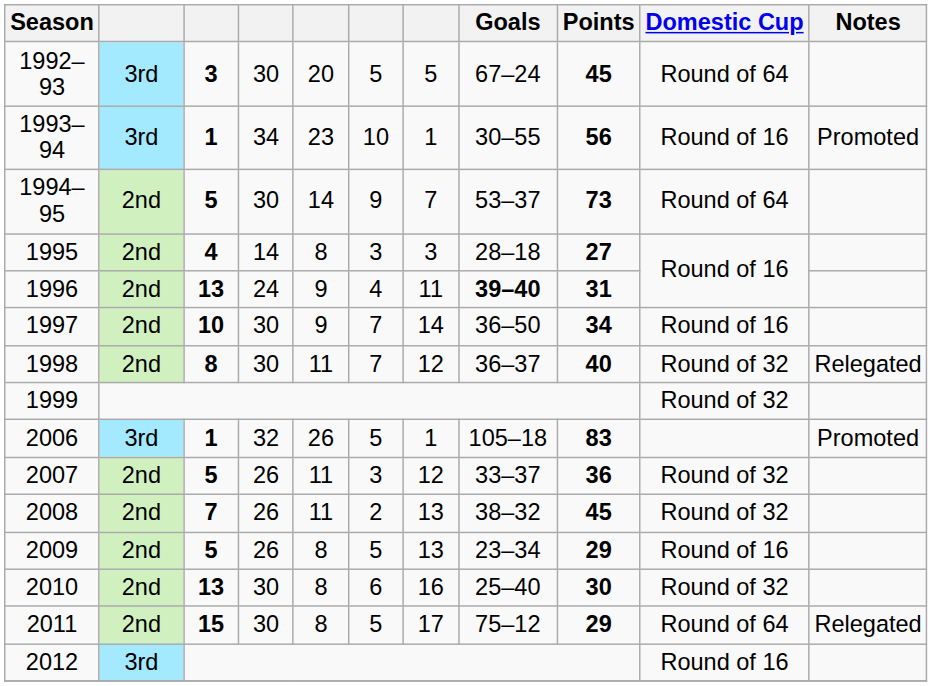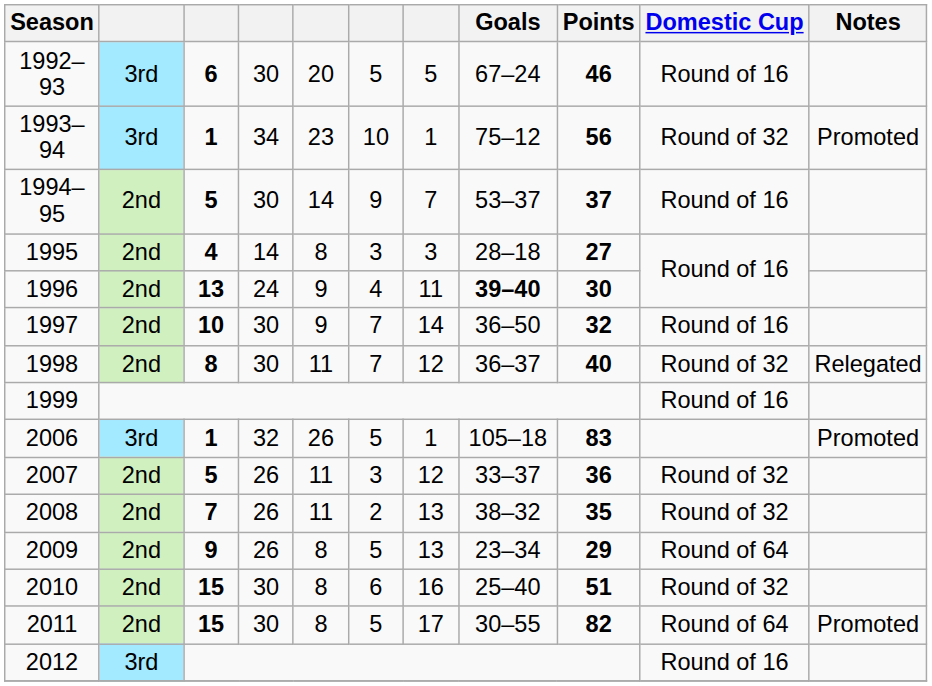(211, 73) 3 -> (211, 73) 6
(599, 73) 45 -> (599, 73) 46
(725, 73) Round of 64 -> (725, 73) Round of 16
(508, 137) 30–55 -> (508, 137) 75–12
(725, 137) Round of 16 -> (725, 137) Round of 32
(599, 201) 73 -> (599, 201) 37
(725, 201) Round of 64 -> (725, 201) Round of 16
(599, 289) 31 -> (599, 289) 30
(599, 326) 34 -> (599, 326) 32
(725, 400) Round of 32 -> (725, 400) Round of 16
(599, 512) 45 -> (599, 512) 35
(211, 550) 5 -> (211, 550) 9
(725, 550) Round of 16 -> (725, 550) Round of 64
(211, 587) 13 -> (211, 587) 15
(599, 587) 30 -> (599, 587) 51
(508, 624) 75–12 -> (508, 624) 30–55
(599, 624) 29 -> (599, 624) 82
(868, 624) Relegated -> (868, 624) Promoted
